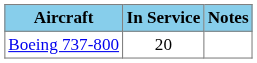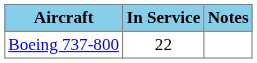(163, 44) 20 -> (163, 44) 22
